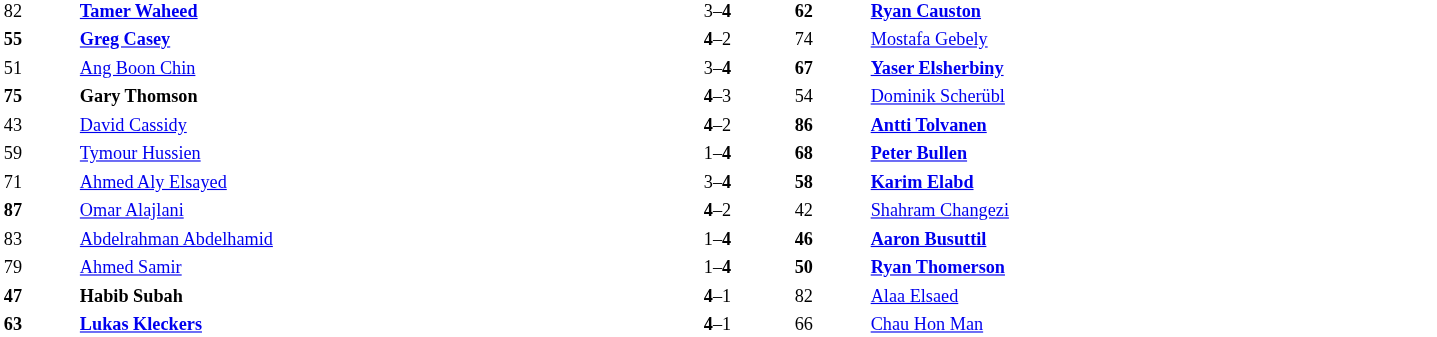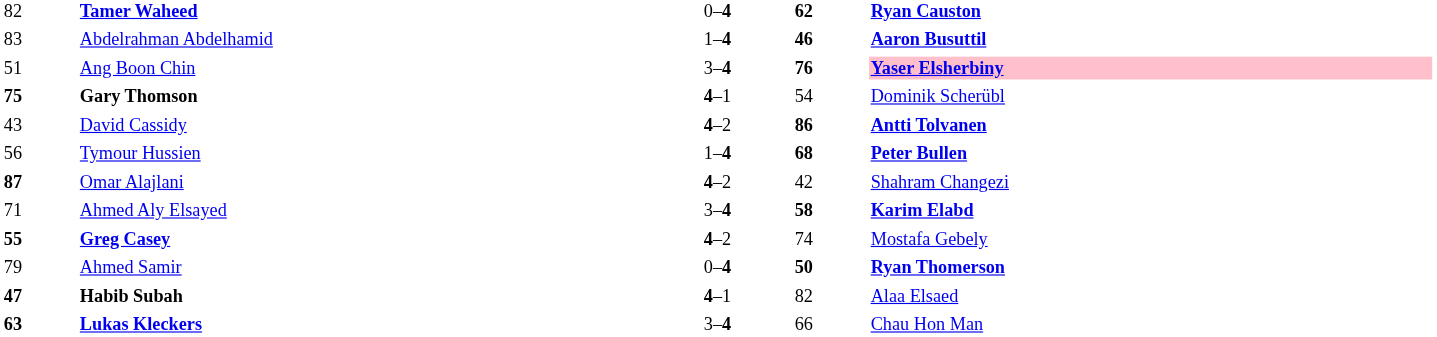(717, 11) 3–4 -> (717, 11) 0–4
rows swapped: (176, 239) <-> (125, 39)
(804, 68) 67 -> (804, 68) 76
(937, 68) no background -> (937, 68) pink background
(717, 96) 4–3 -> (717, 96) 4–1
(13, 153) 59 -> (13, 153) 56
rows swapped: (153, 182) <-> (132, 210)
(717, 267) 1–4 -> (717, 267) 0–4
(717, 324) 4–1 -> (717, 324) 3–4
